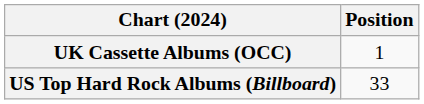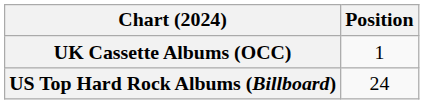(379, 83) 33 -> (379, 83) 24
